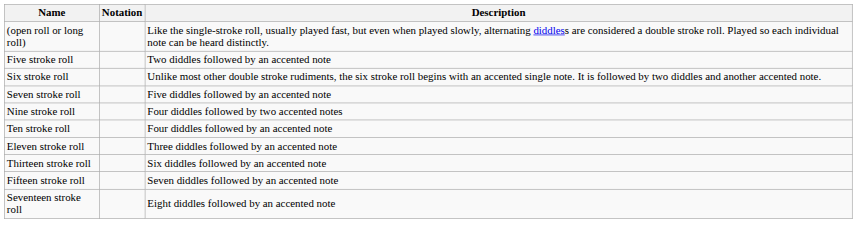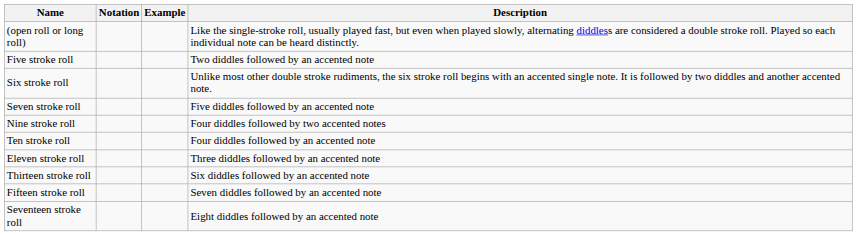+ column: (165, 13)
